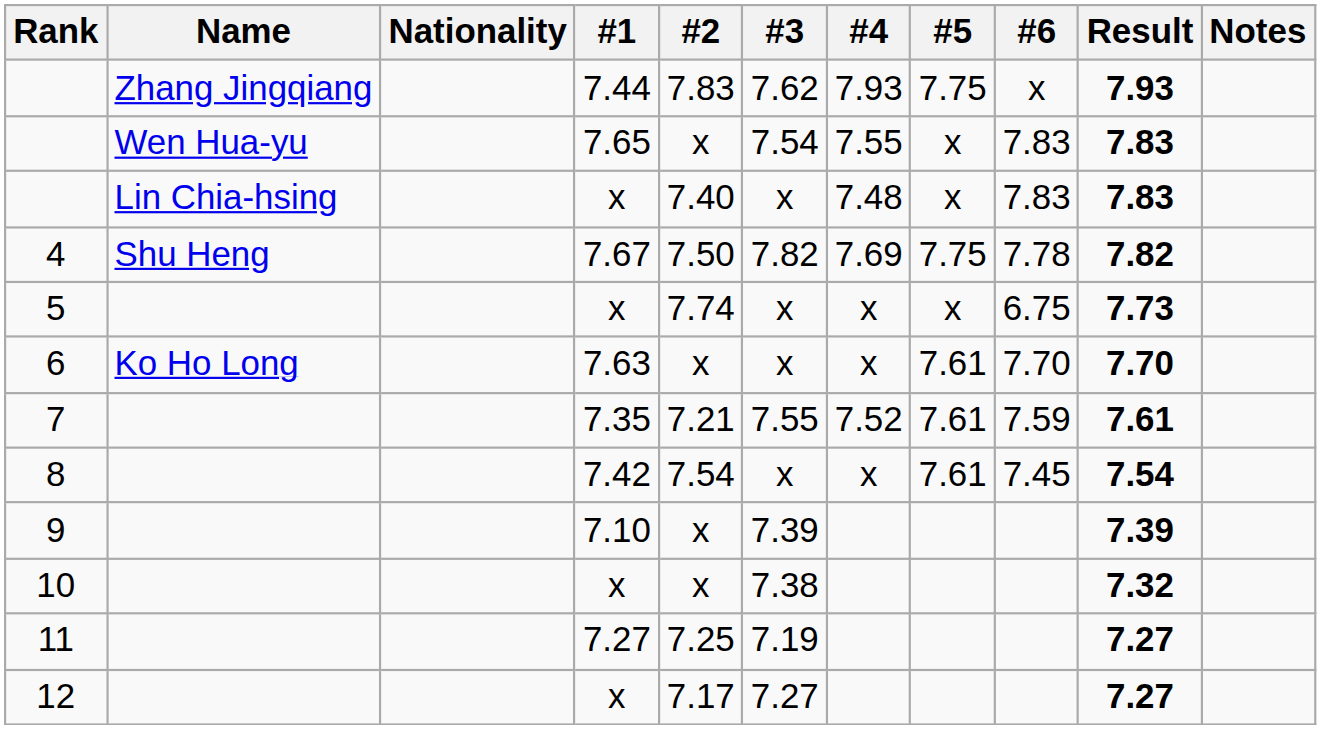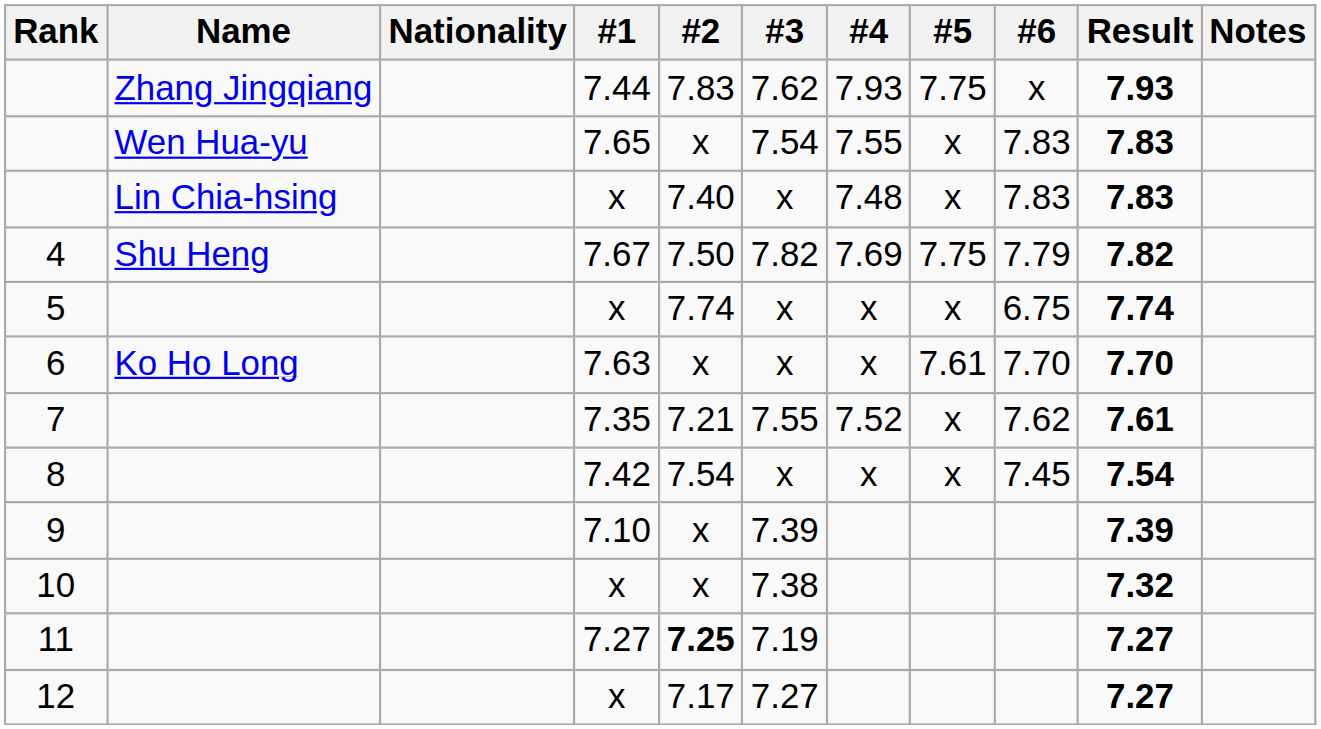(1037, 253) 7.78 -> (1037, 253) 7.79
(1140, 308) 7.73 -> (1140, 308) 7.74
(953, 419) 7.61 -> (953, 419) x
(1037, 419) 7.59 -> (1037, 419) 7.62
(953, 474) 7.61 -> (953, 474) x
(701, 640) normal -> (701, 640) bold
